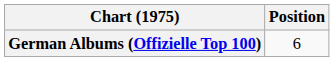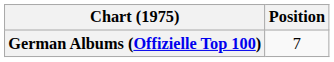(297, 43) 6 -> (297, 43) 7
